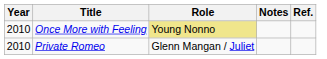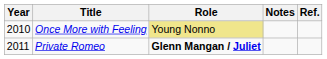(19, 46) 2010 -> (18, 46) 2011
(203, 46) normal -> (206, 46) bold
